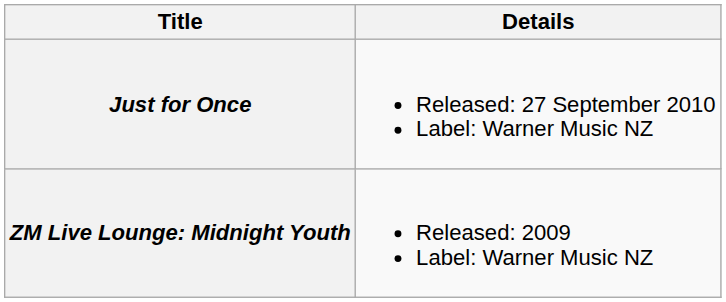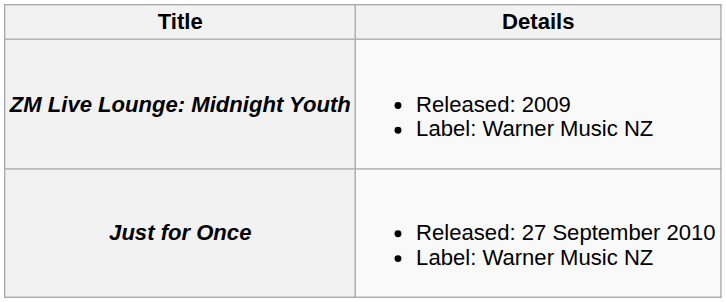rows swapped: (180, 232) <-> (180, 103)
